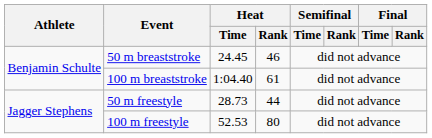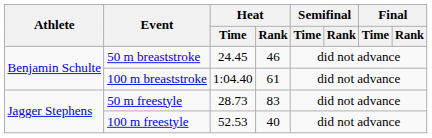(273, 100) 44 -> (273, 100) 83
(273, 122) 80 -> (273, 122) 40
